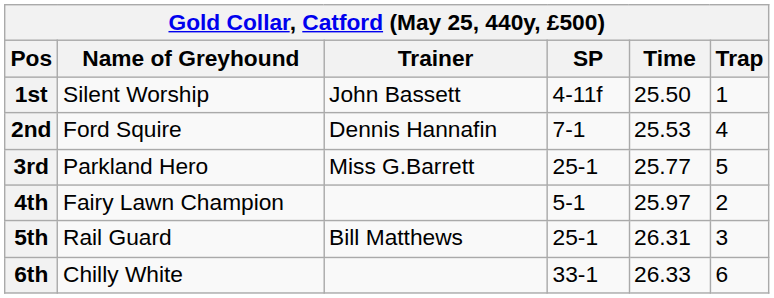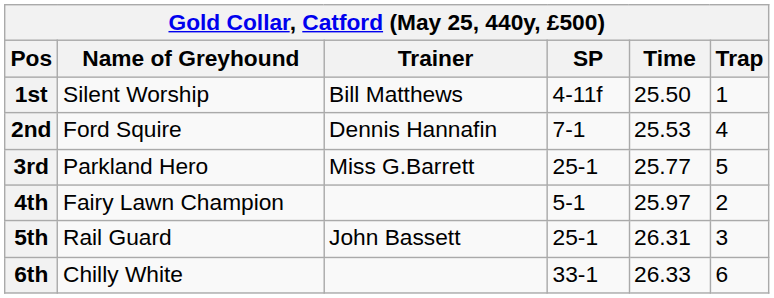(395, 94) John Bassett -> (396, 94) Bill Matthews
(396, 238) Bill Matthews -> (395, 238) John Bassett
